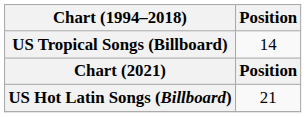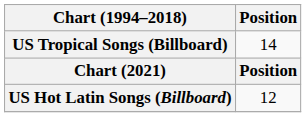(268, 97) 21 -> (268, 97) 12
